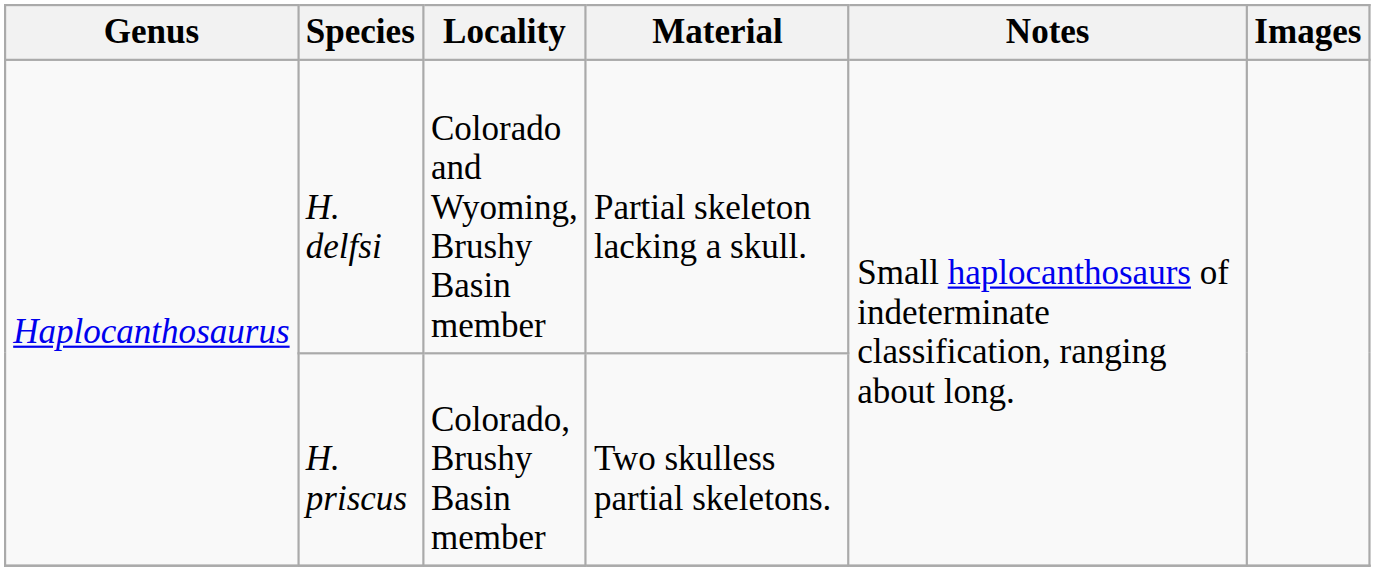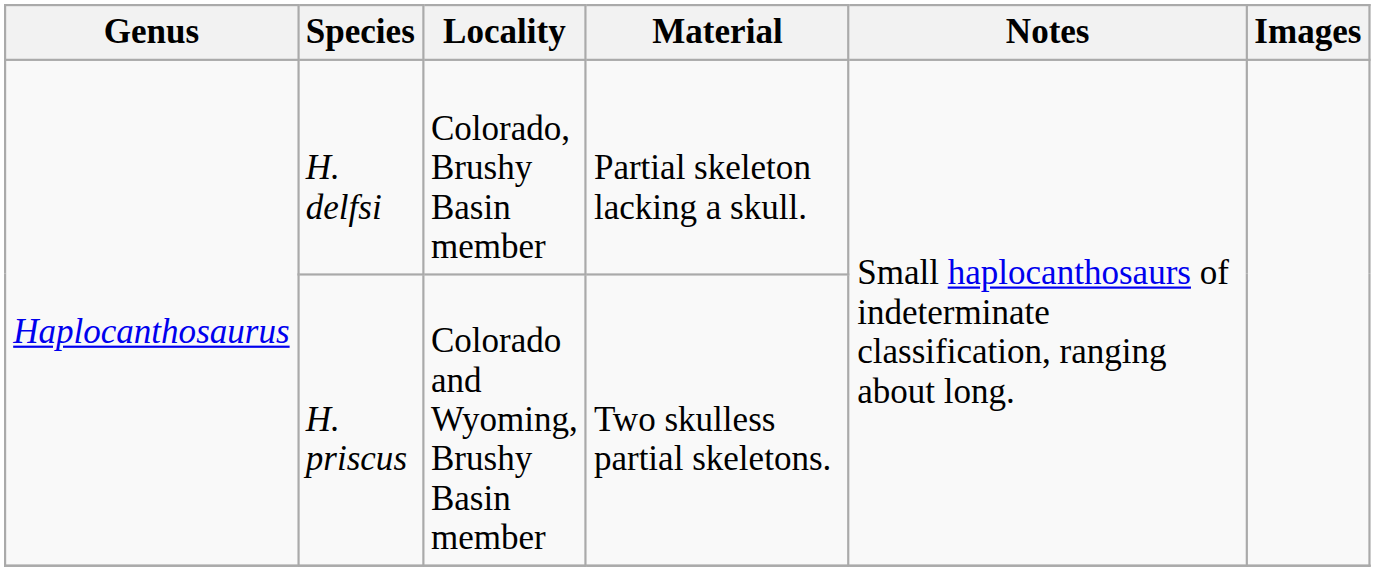(504, 225) Colorado and Wyoming, Brushy Basin member -> (501, 186) Colorado, Brushy Basin member
(501, 478) Colorado, Brushy Basin member -> (504, 439) Colorado and Wyoming, Brushy Basin member
